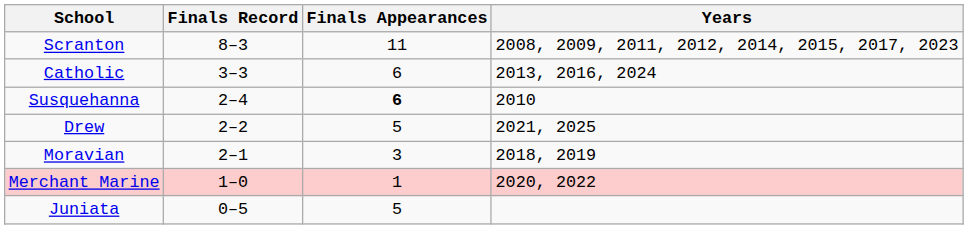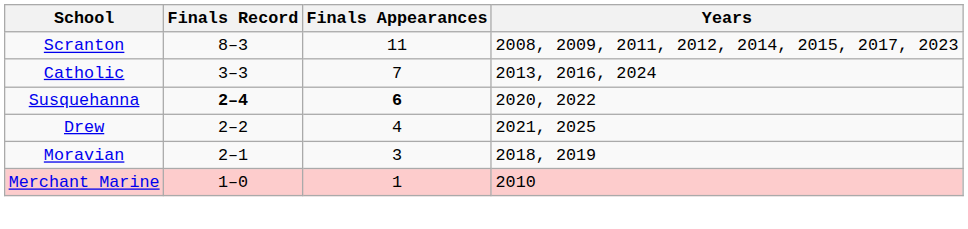(397, 73) 6 -> (397, 73) 7
(233, 100) normal -> (233, 100) bold
(516, 100) 2010 -> (546, 100) 2020, 2022
(397, 128) 5 -> (397, 128) 4
(546, 182) 2020, 2022 -> (516, 182) 2010
- row: (84, 210)
